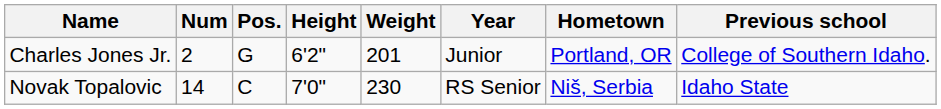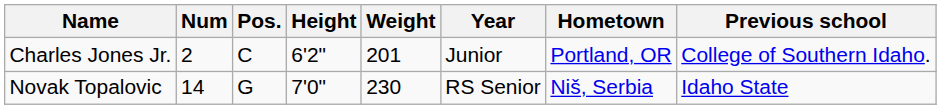(245, 54) G -> (245, 54) C
(245, 87) C -> (245, 87) G
